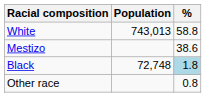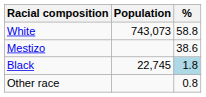(151, 31) 743,013 -> (151, 31) 743,073
(154, 66) 72,748 -> (154, 66) 22,745
